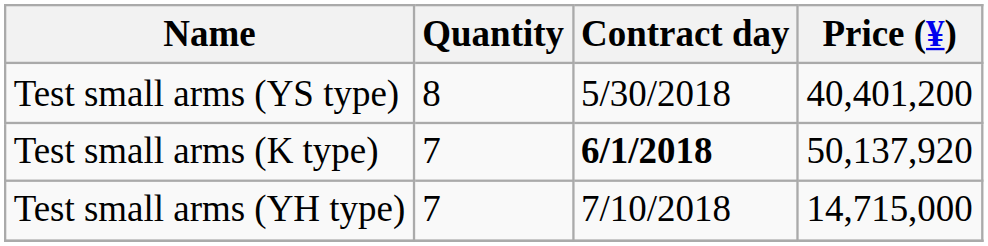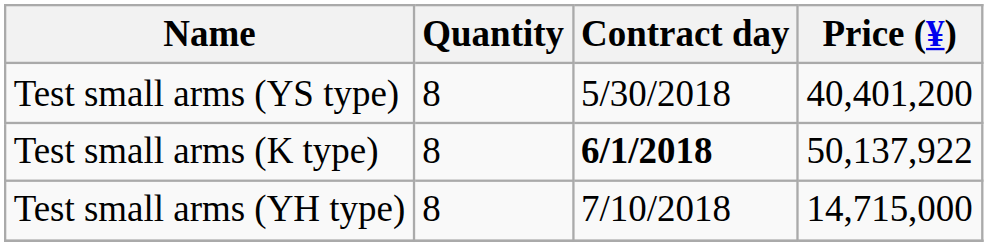(432, 151) 7 -> (432, 151) 8
(890, 151) 50,137,920 -> (890, 151) 50,137,922
(432, 209) 7 -> (432, 209) 8
